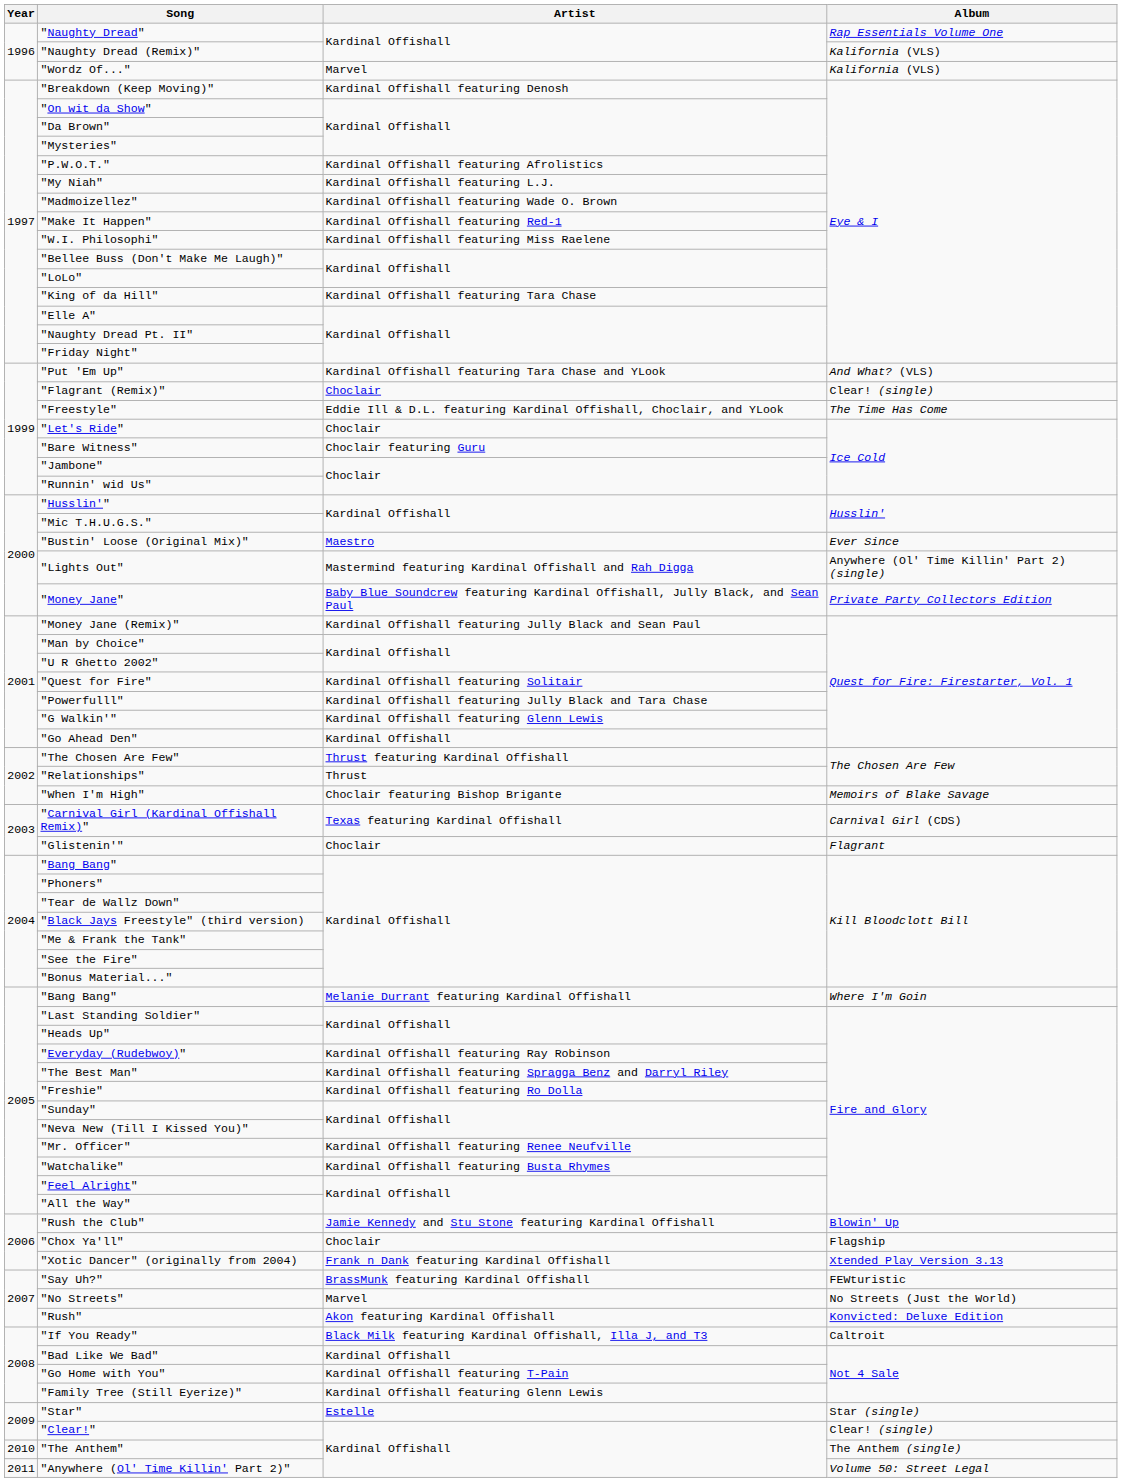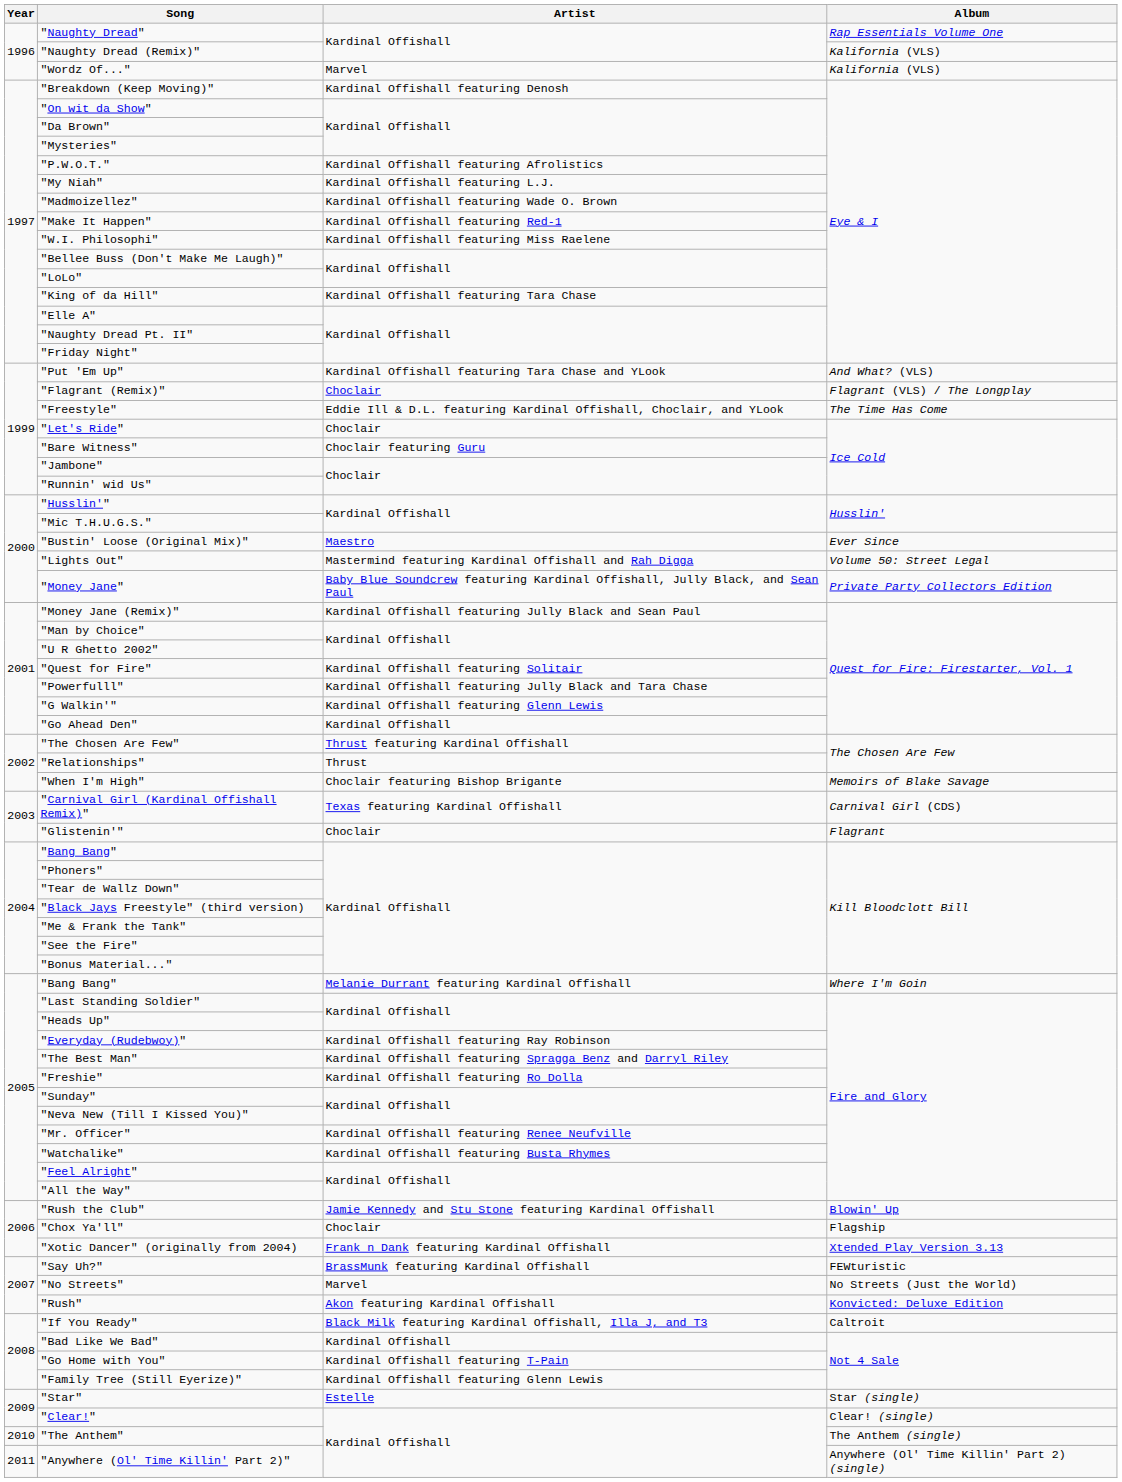(882, 391) Clear! (single) -> (930, 391) Flagrant (VLS) / The Longplay
(948, 567) Anywhere (Ol' Time Killin' Part 2) (single) -> (909, 561) Volume 50: Street Legal
(909, 1468) Volume 50: Street Legal -> (948, 1462) Anywhere (Ol' Time Killin' Part 2) (single)
